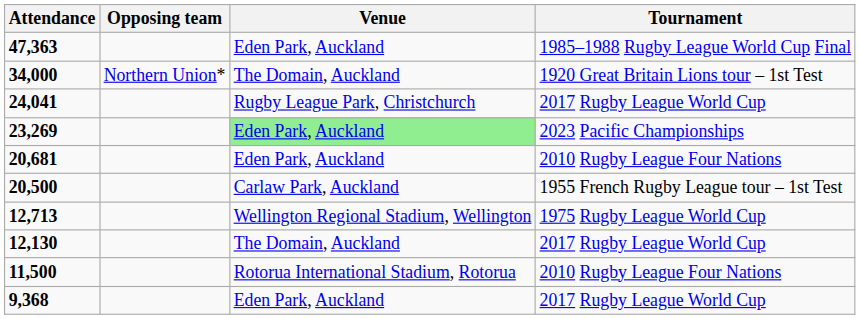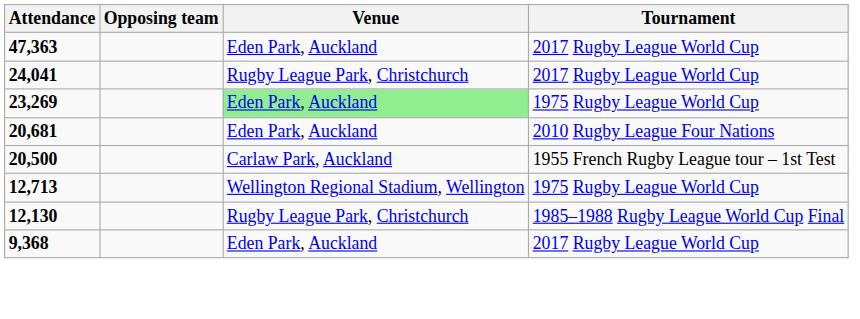(695, 46) 1985–1988 Rugby League World Cup Final -> (646, 46) 2017 Rugby League World Cup
- row: (33, 74)
(642, 131) 2023 Pacific Championships -> (646, 103) 1975 Rugby League World Cup
(317, 243) The Domain, Auckland -> (348, 215) Rugby League Park, Christchurch
(653, 243) 2017 Rugby League World Cup -> (688, 215) 1985–1988 Rugby League World Cup Final
- row: (33, 272)
